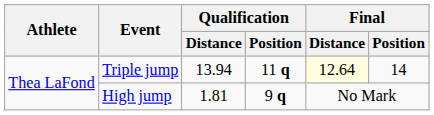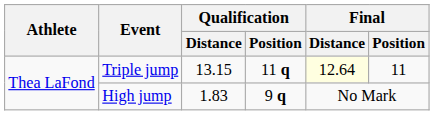(214, 69) 13.94 -> (214, 69) 13.15
(399, 69) 14 -> (399, 69) 11
(214, 96) 1.81 -> (214, 96) 1.83
